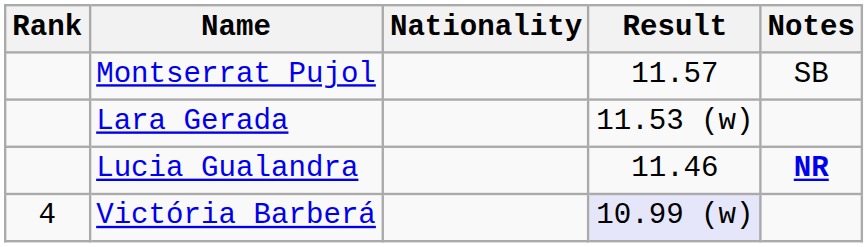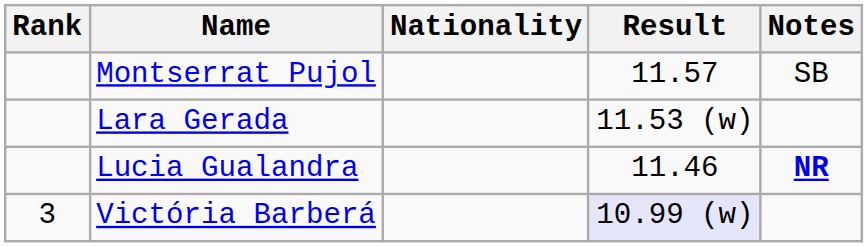(47, 217) 4 -> (47, 217) 3
